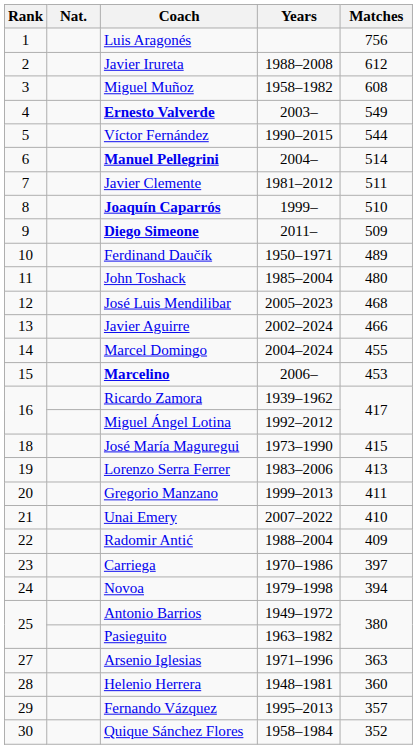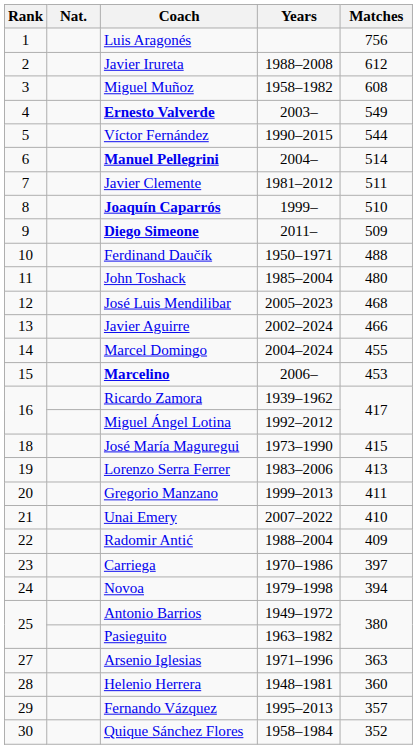(376, 254) 489 -> (376, 254) 488
